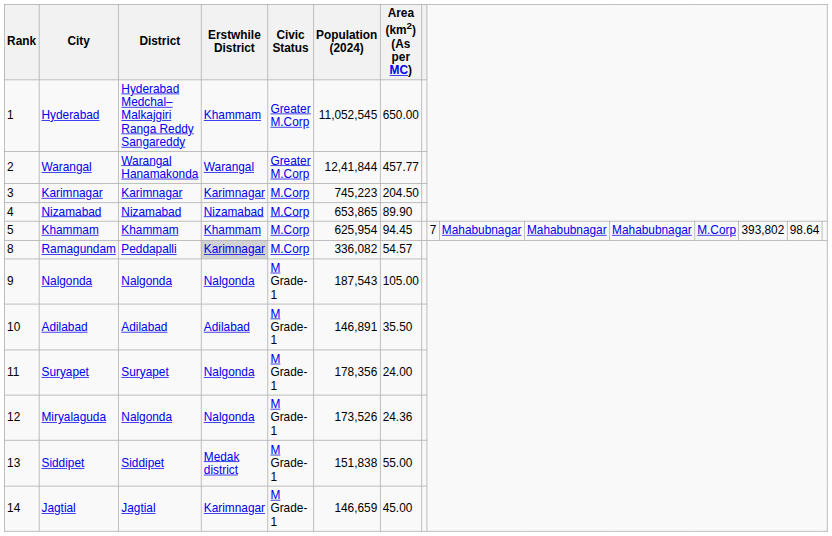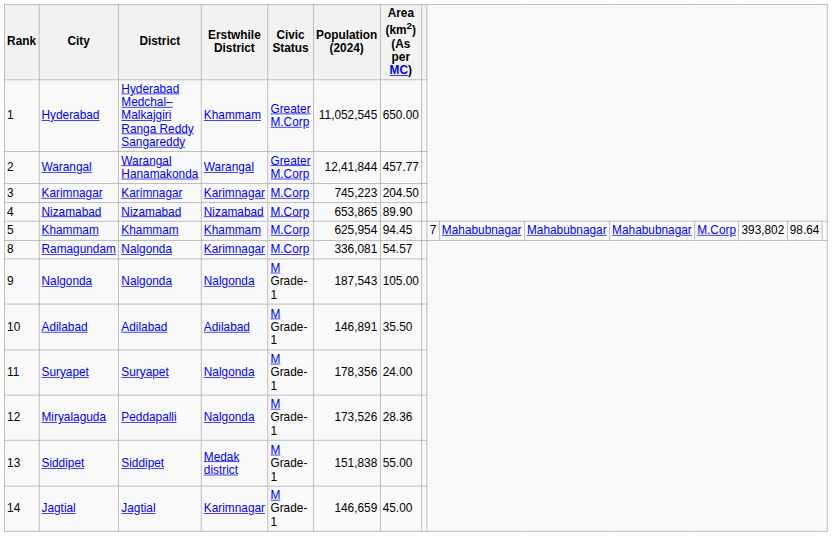(149, 249) Peddapalli -> (147, 249) Nalgonda
(234, 249) lightgrey background -> (234, 249) no background
(356, 249) 336,082 -> (356, 249) 336,081
(147, 417) Nalgonda -> (149, 417) Peddapalli
(398, 417) 24.36 -> (398, 417) 28.36
